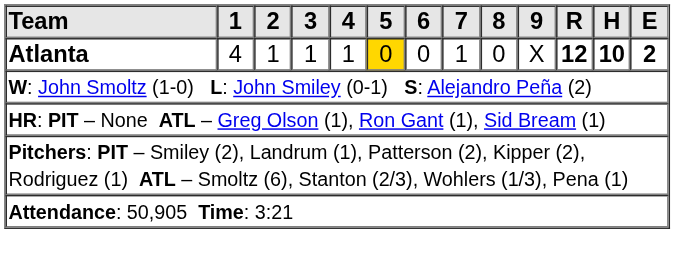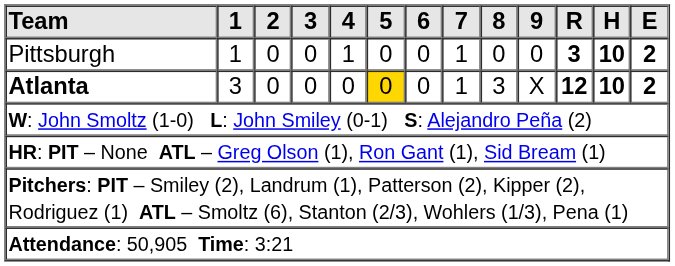+ row: (62, 54)
(235, 54) 4 -> (235, 86) 3
(273, 54) 1 -> (273, 86) 0
(311, 54) 1 -> (311, 86) 0
(348, 54) 1 -> (348, 86) 0
(499, 54) 0 -> (499, 86) 3
